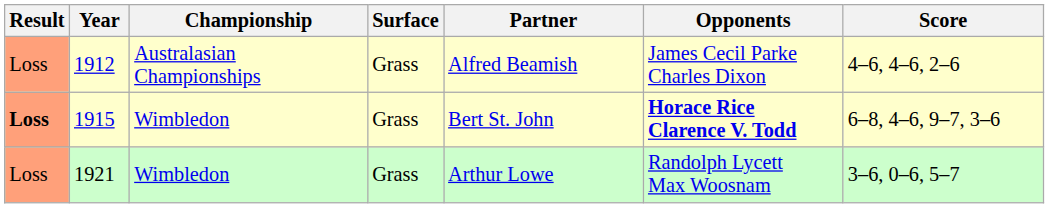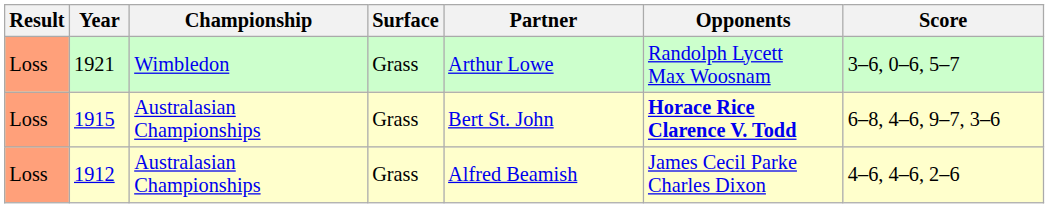rows swapped: (94, 64) <-> (94, 174)
(29, 119) bold -> (29, 119) normal
(182, 119) Wimbledon -> (197, 119) Australasian Championships
